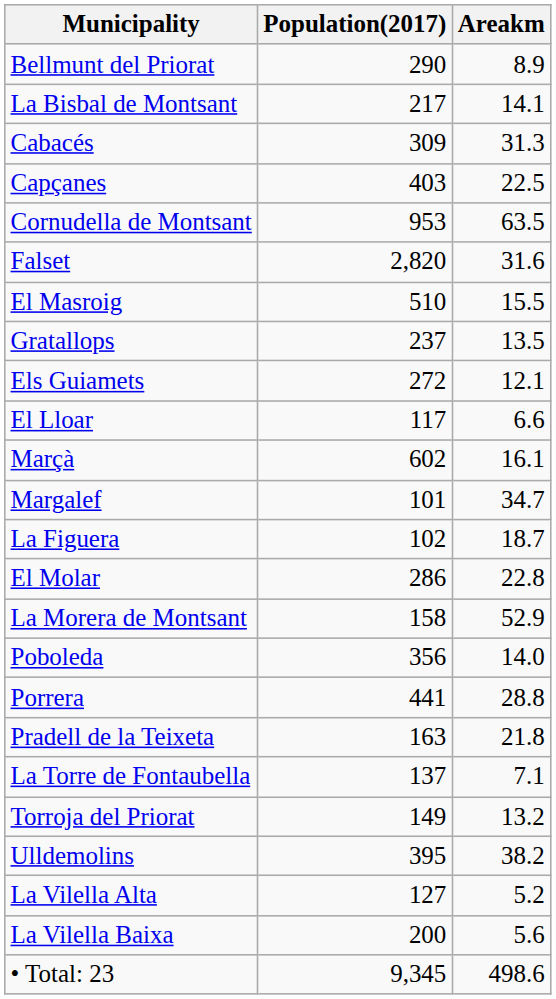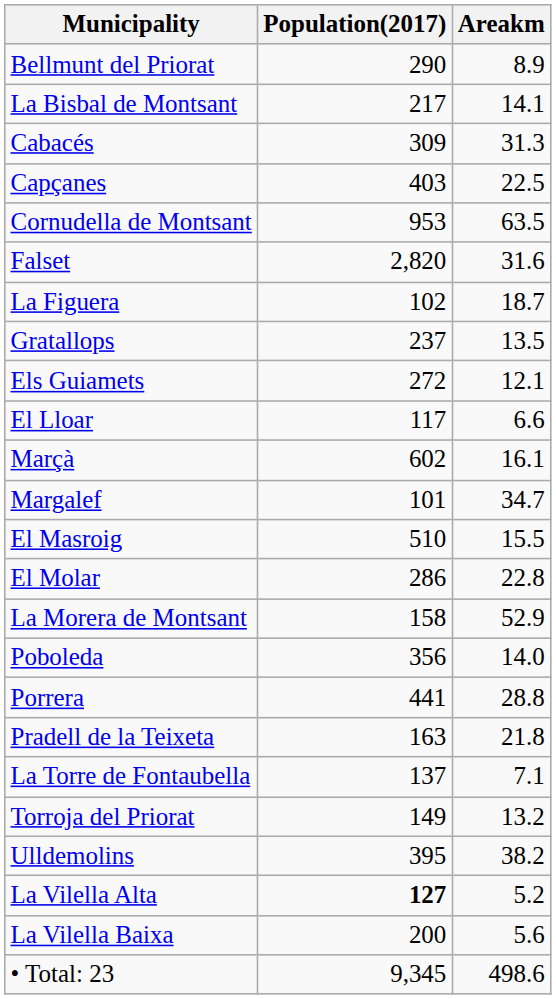rows swapped: (65, 538) <-> (66, 301)
(428, 895) normal -> (428, 895) bold
